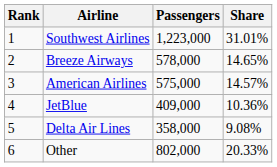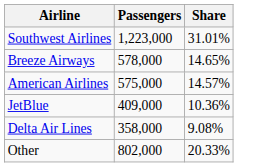- column: (24, 15)
